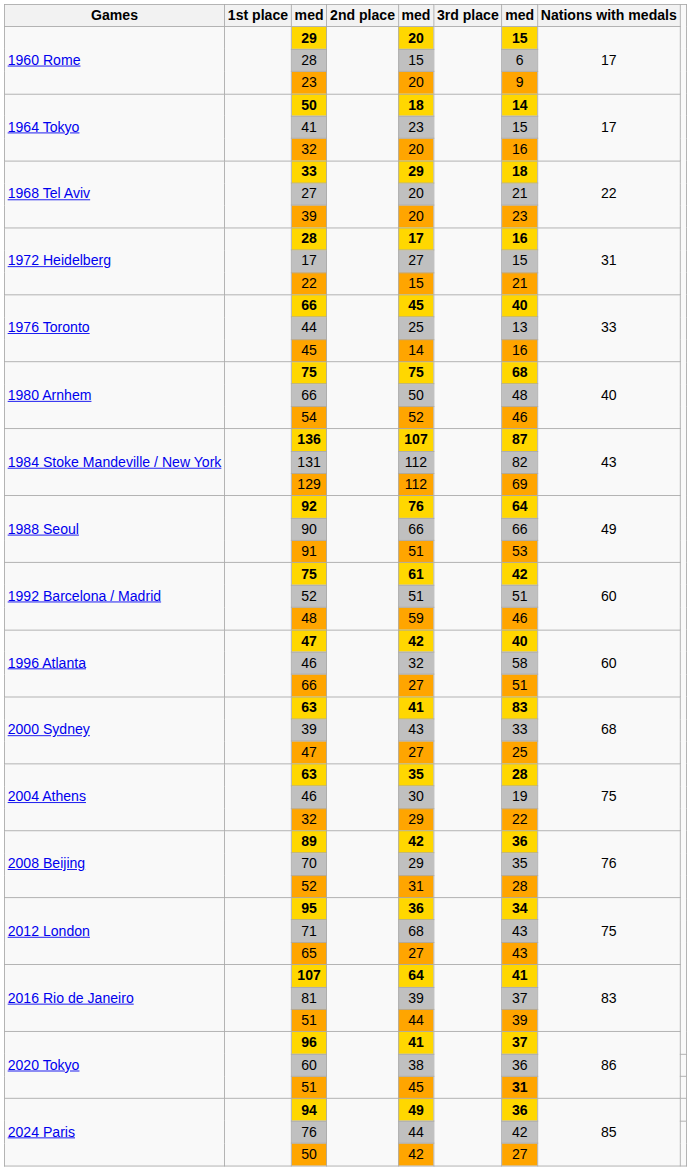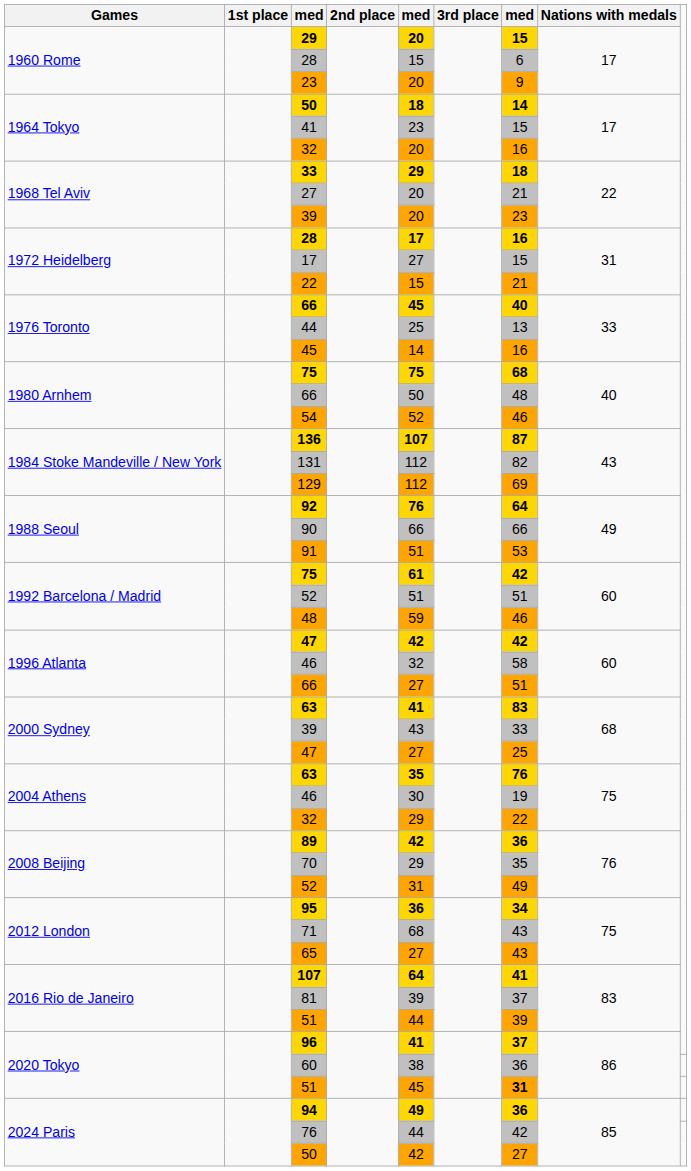(520, 640) 40 -> (520, 640) 42
(520, 774) 28 -> (520, 774) 76
(520, 886) 28 -> (520, 886) 49
